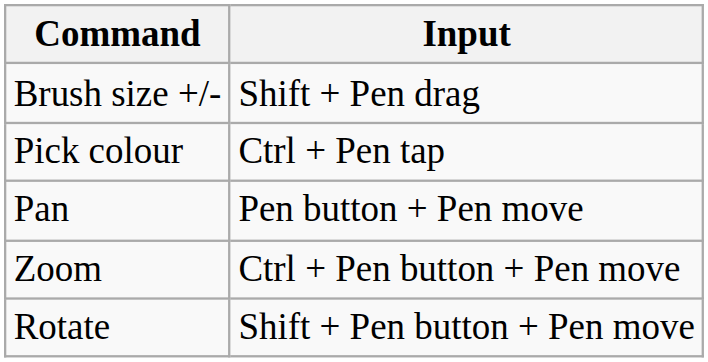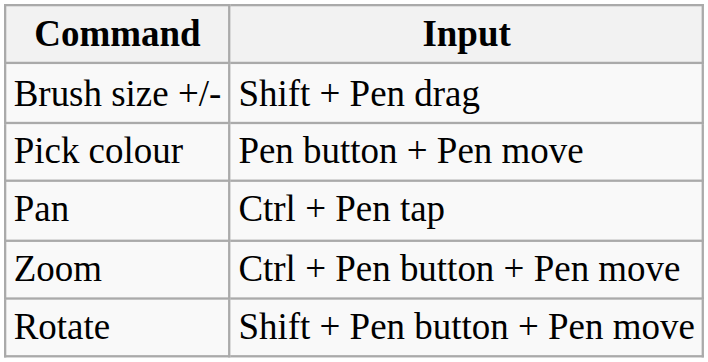(342, 151) Ctrl + Pen tap -> (411, 151) Pen button + Pen move
(411, 209) Pen button + Pen move -> (342, 209) Ctrl + Pen tap
